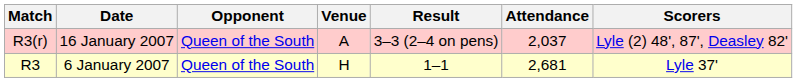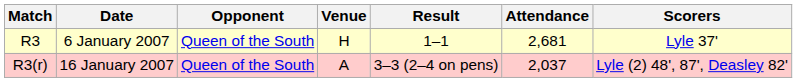rows swapped: (30, 65) <-> (30, 41)
